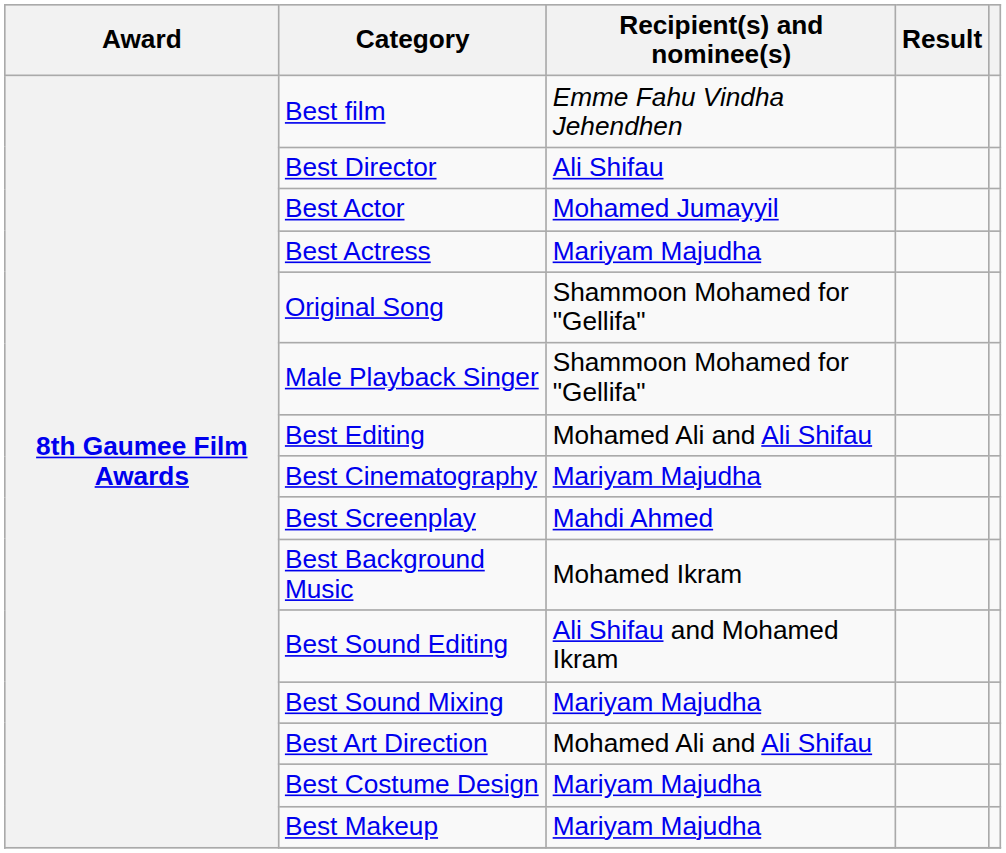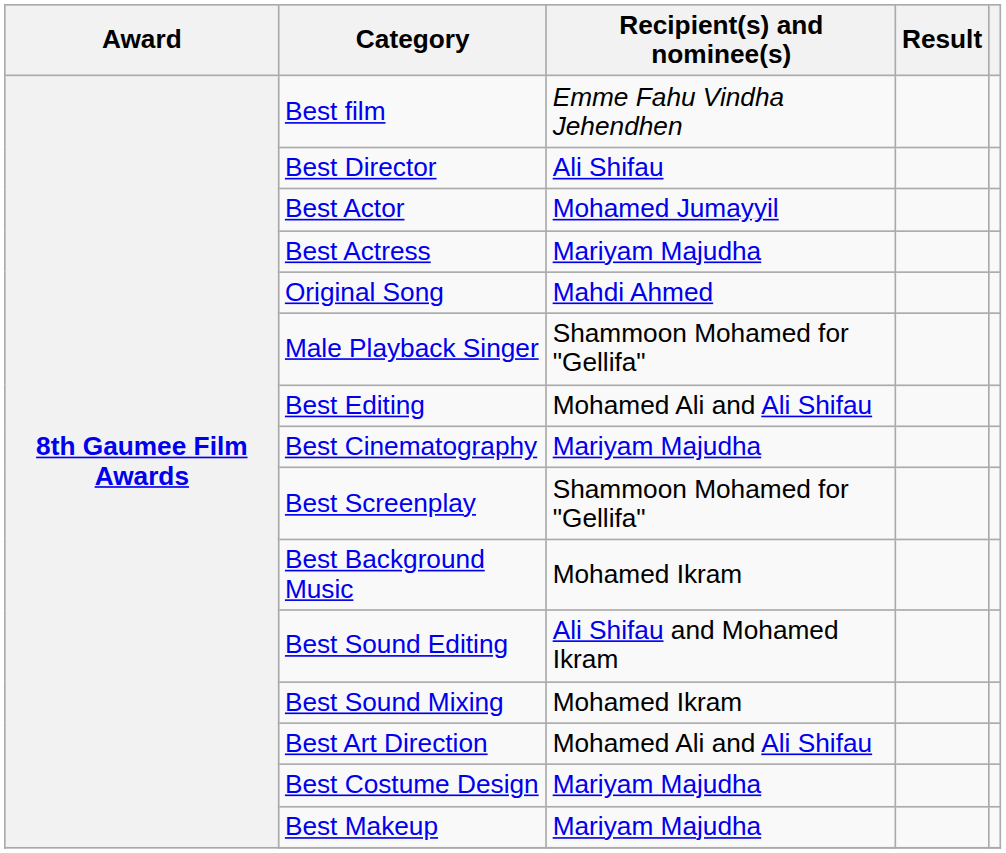(701, 307) Shammoon Mohamed for "Gellifa" -> (633, 292) Mahdi Ahmed
(633, 517) Mahdi Ahmed -> (701, 503) Shammoon Mohamed for "Gellifa"
(657, 701) Mariyam Majudha -> (647, 701) Mohamed Ikram
